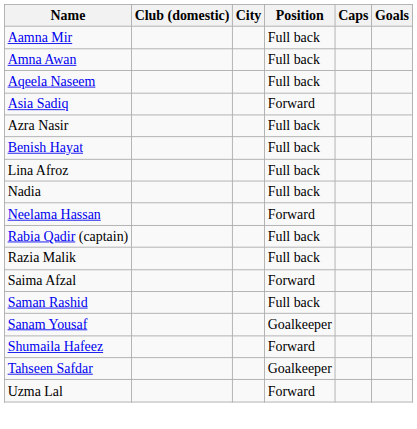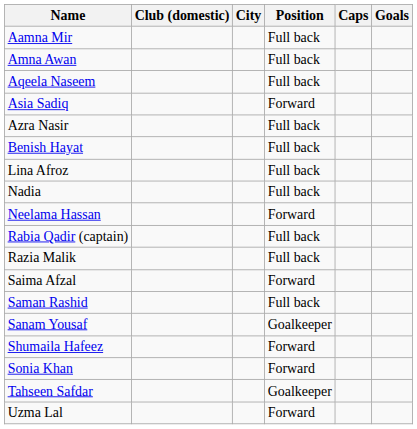+ row: (40, 368)
